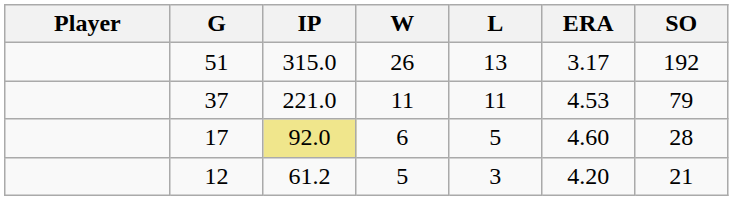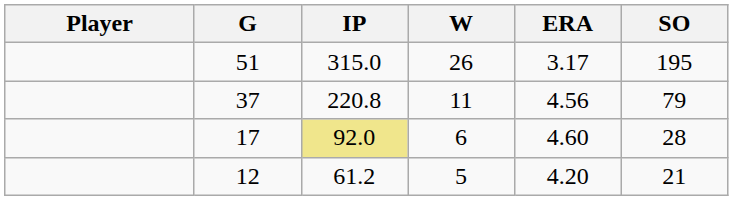- column: (495, 23)
(681, 61) 192 -> (674, 61) 195
(309, 99) 221.0 -> (354, 99) 220.8
(588, 99) 4.53 -> (568, 99) 4.56
